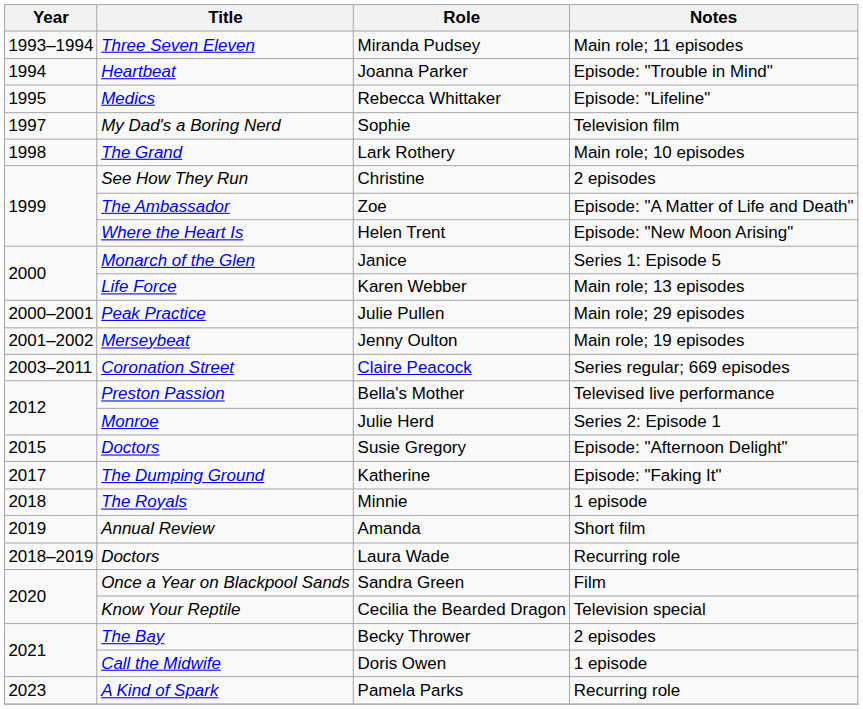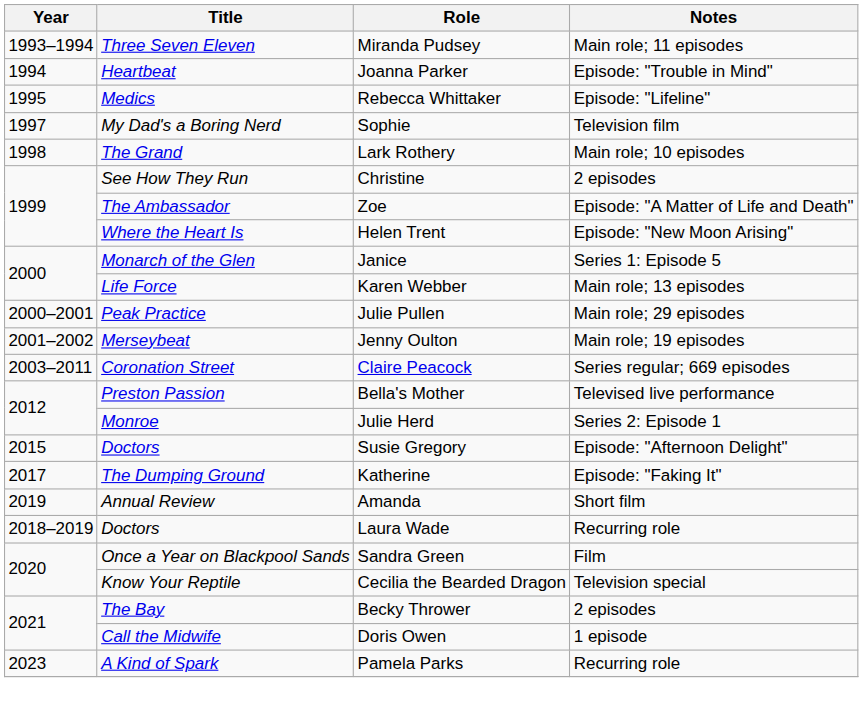- row: (383, 502)
